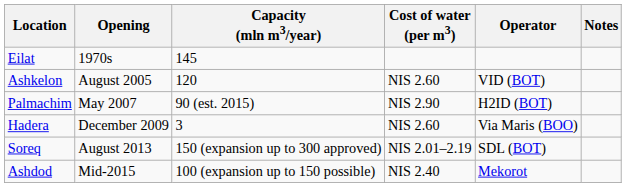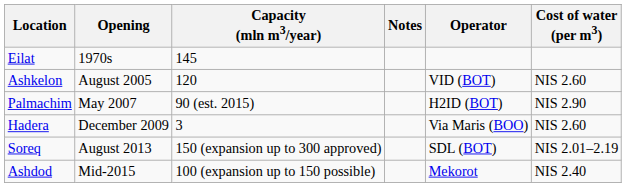columns swapped: (430, 25) <-> (601, 25)
